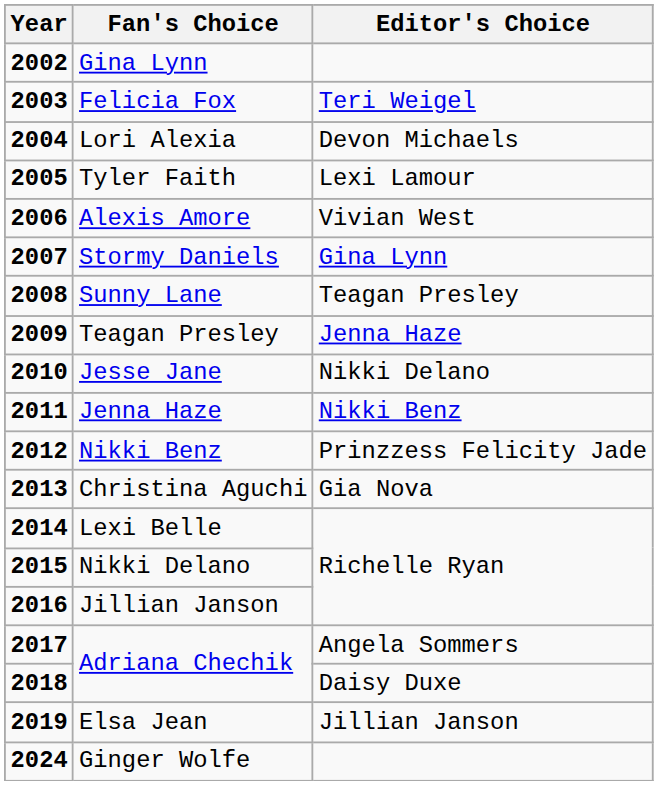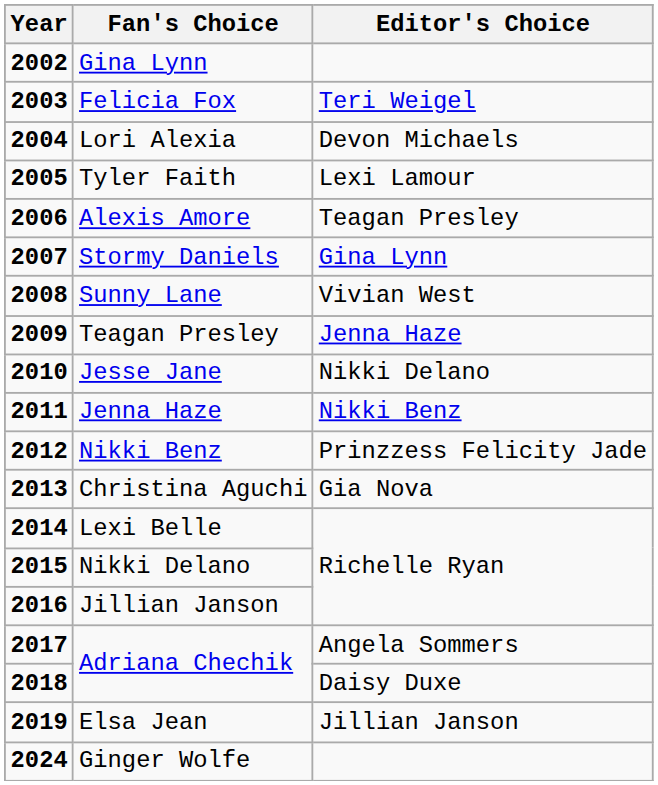(397, 218) Vivian West -> (419, 218) Teagan Presley
(419, 296) Teagan Presley -> (397, 296) Vivian West
